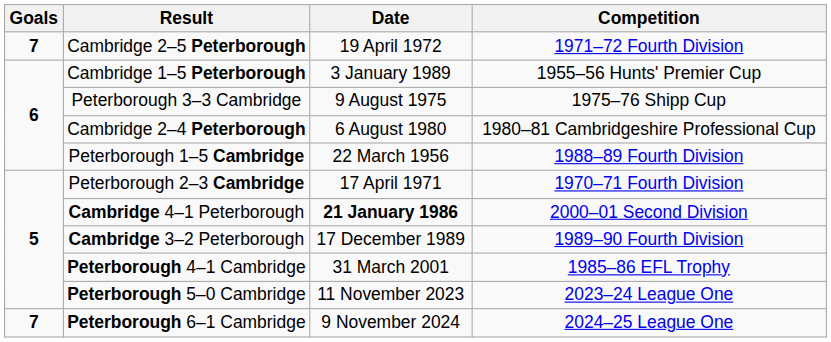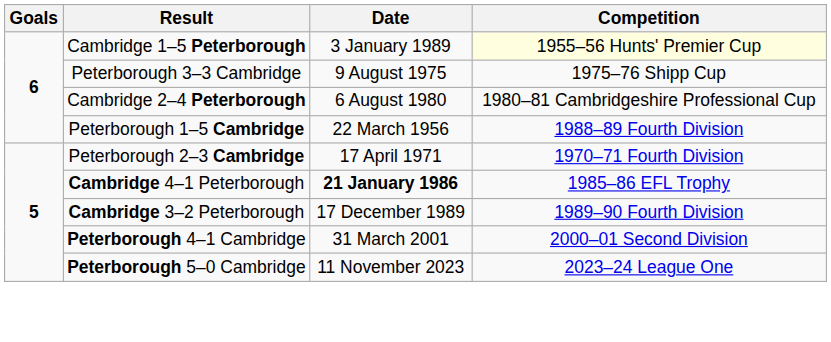- row: (186, 45)
(649, 73) no background -> (649, 45) lightyellow background
(649, 211) 2000–01 Second Division -> (649, 184) 1985–86 EFL Trophy
(649, 267) 1985–86 EFL Trophy -> (649, 239) 2000–01 Second Division
- row: (186, 322)
